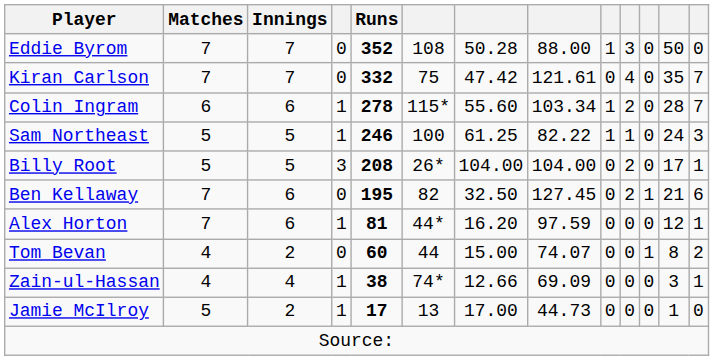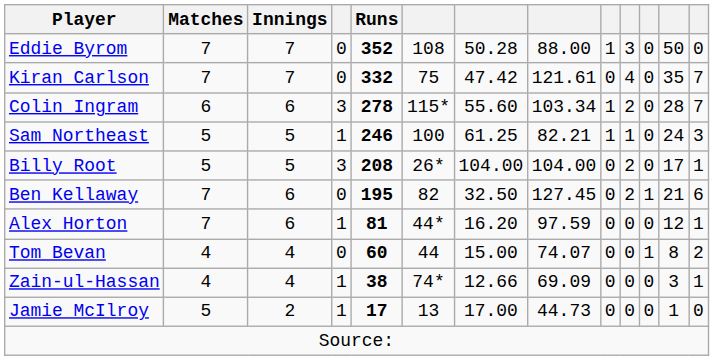(341, 107) 1 -> (341, 107) 3
(564, 136) 82.22 -> (564, 136) 82.21
(290, 253) 2 -> (290, 253) 4
